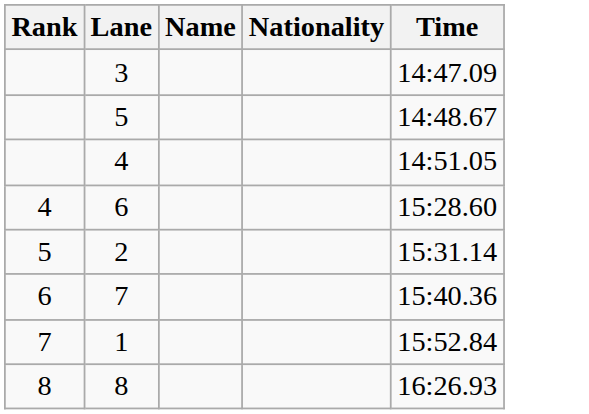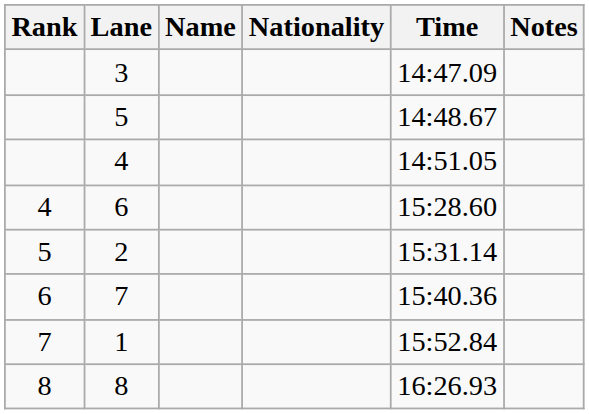+ column: (544, 26)
